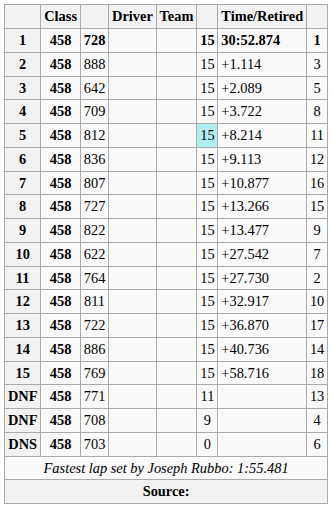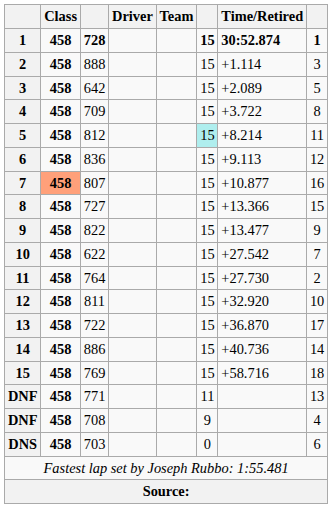(61, 183) no background -> (61, 183) lightsalmon background
(245, 206) +13.266 -> (245, 206) +13.366
(245, 301) +32.917 -> (245, 301) +32.920
